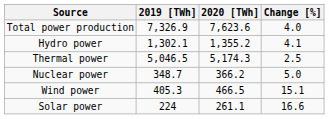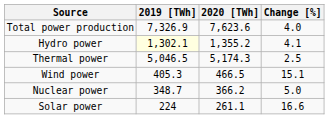(168, 44) no background -> (168, 44) lightyellow background
rows swapped: (70, 75) <-> (70, 91)
